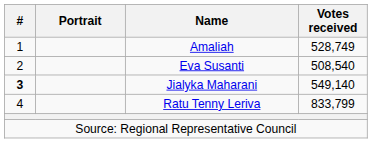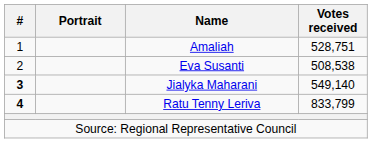(333, 47) 528,749 -> (333, 47) 528,751
(333, 66) 508,540 -> (333, 66) 508,538
(20, 104) normal -> (20, 104) bold
